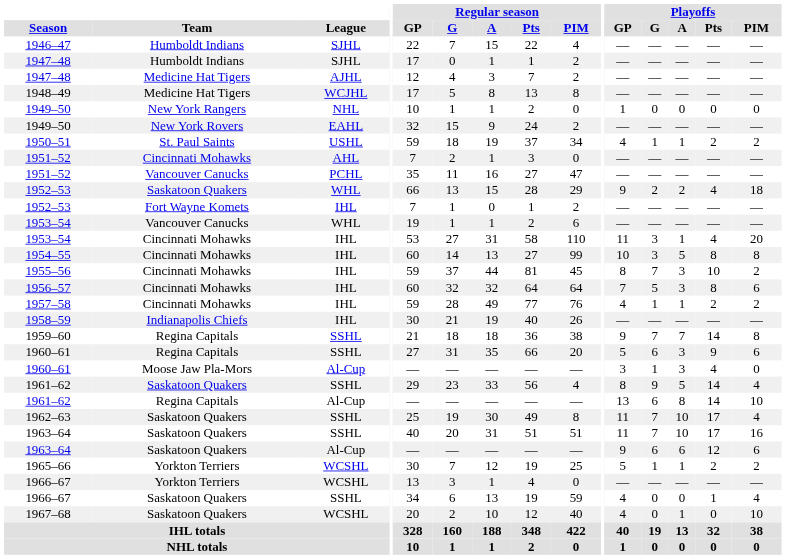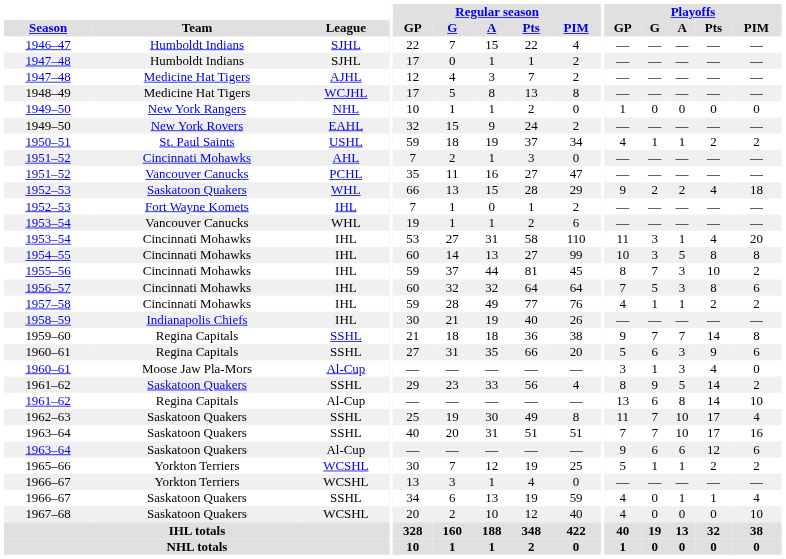(756, 384) 4 -> (756, 384) 2
(623, 433) 11 -> (623, 433) 7
(682, 498) 0 -> (682, 498) 1
(682, 514) 1 -> (682, 514) 0
